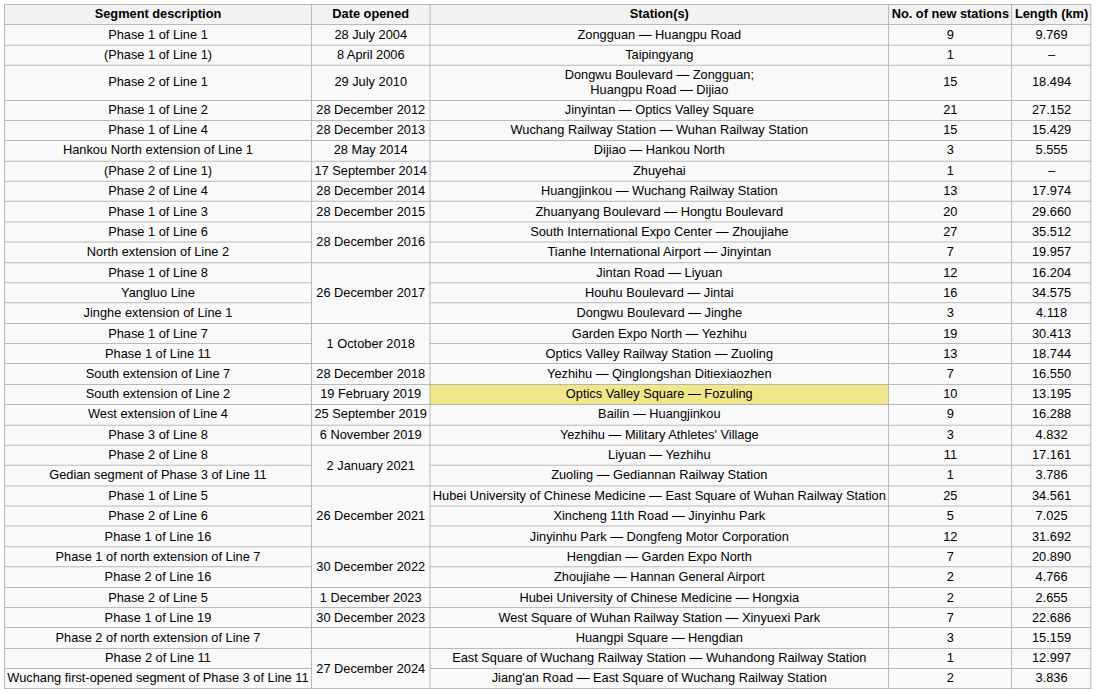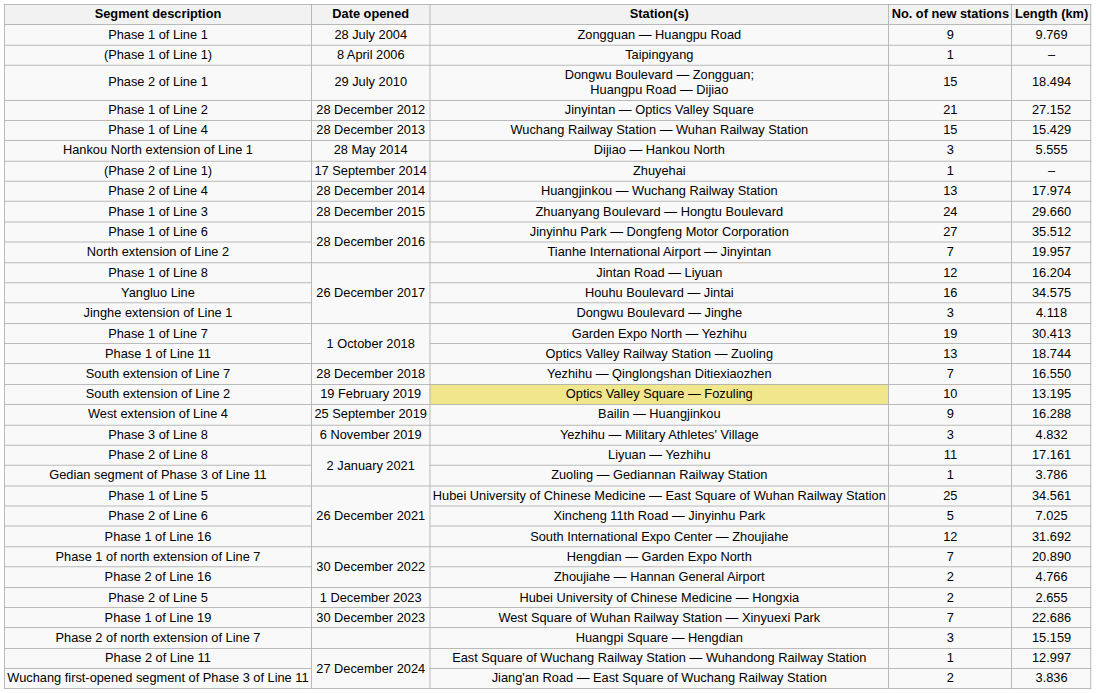(950, 211) 20 -> (950, 211) 24
(659, 232) South International Expo Center — Zhoujiahe -> (659, 232) Jinyinhu Park — Dongfeng Motor Corporation
(659, 536) Jinyinhu Park — Dongfeng Motor Corporation -> (659, 536) South International Expo Center — Zhoujiahe
